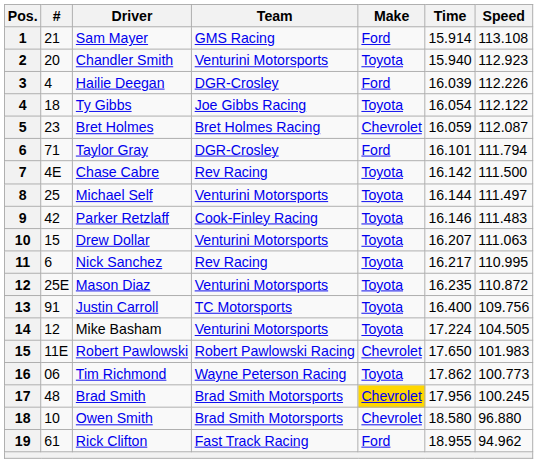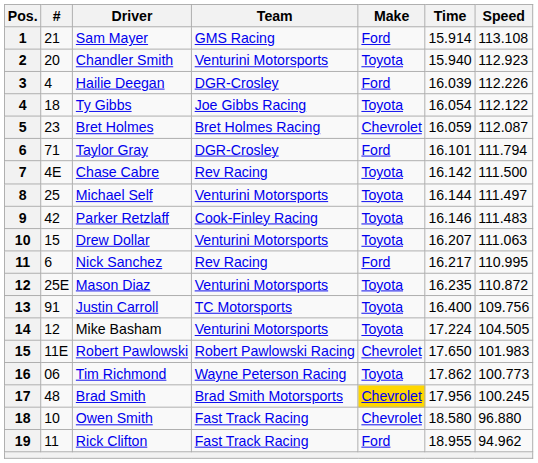(382, 262) Toyota -> (376, 262) Ford
(269, 419) Brad Smith Motorsports -> (252, 419) Fast Track Racing
(52, 441) 61 -> (51, 441) 11
